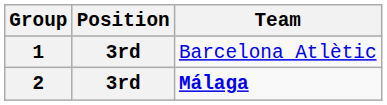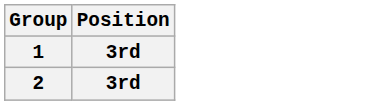- column: (278, 21)
